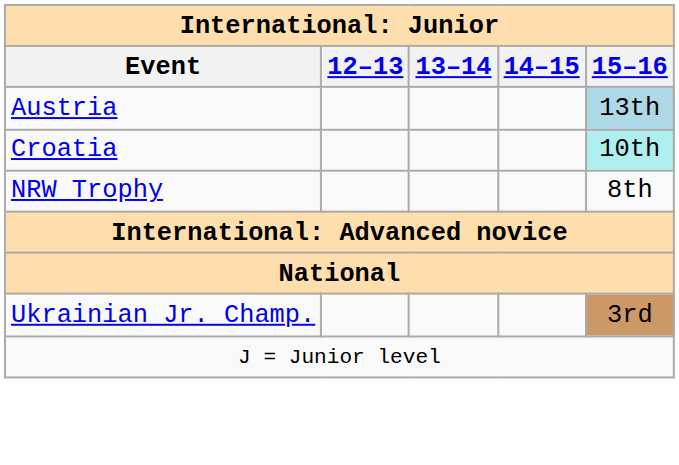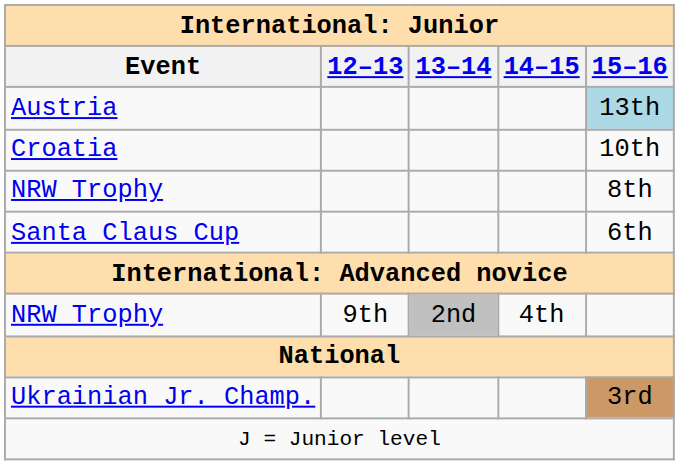(630, 150) paleturquoise background -> (630, 150) no background
+ row: (125, 232)
+ row: (87, 315)
